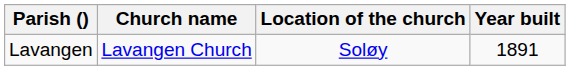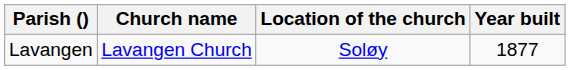(517, 49) 1891 -> (517, 49) 1877
